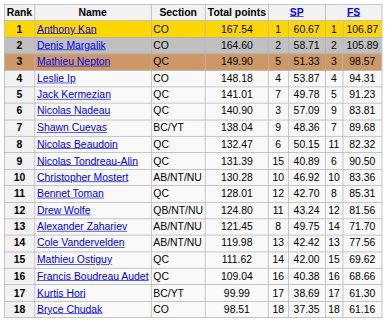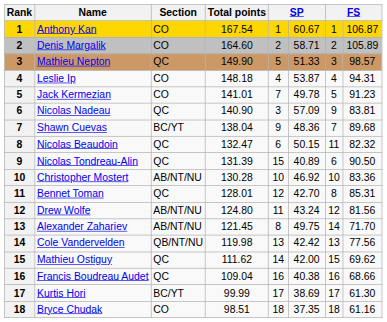(161, 95) QC -> (161, 95) CO
(178, 210) QB/NT/NU -> (178, 210) AB/NT/NU
(178, 243) AB/NT/NU -> (178, 243) QB/NT/NU
